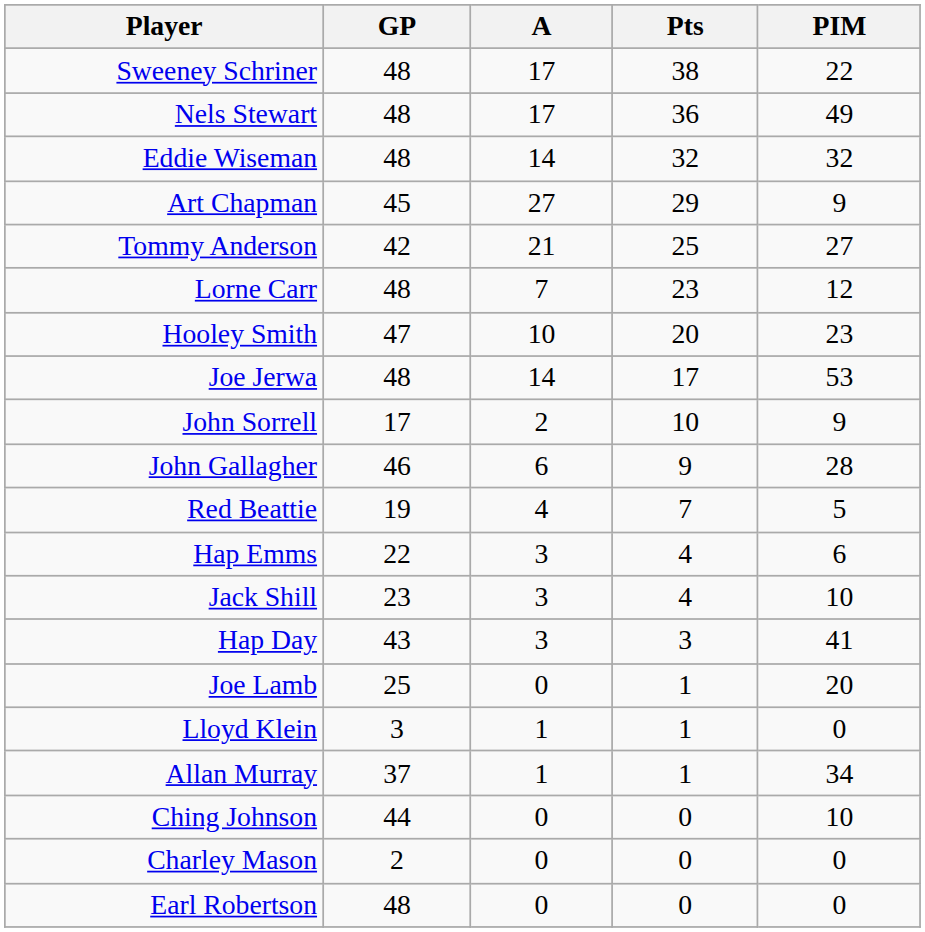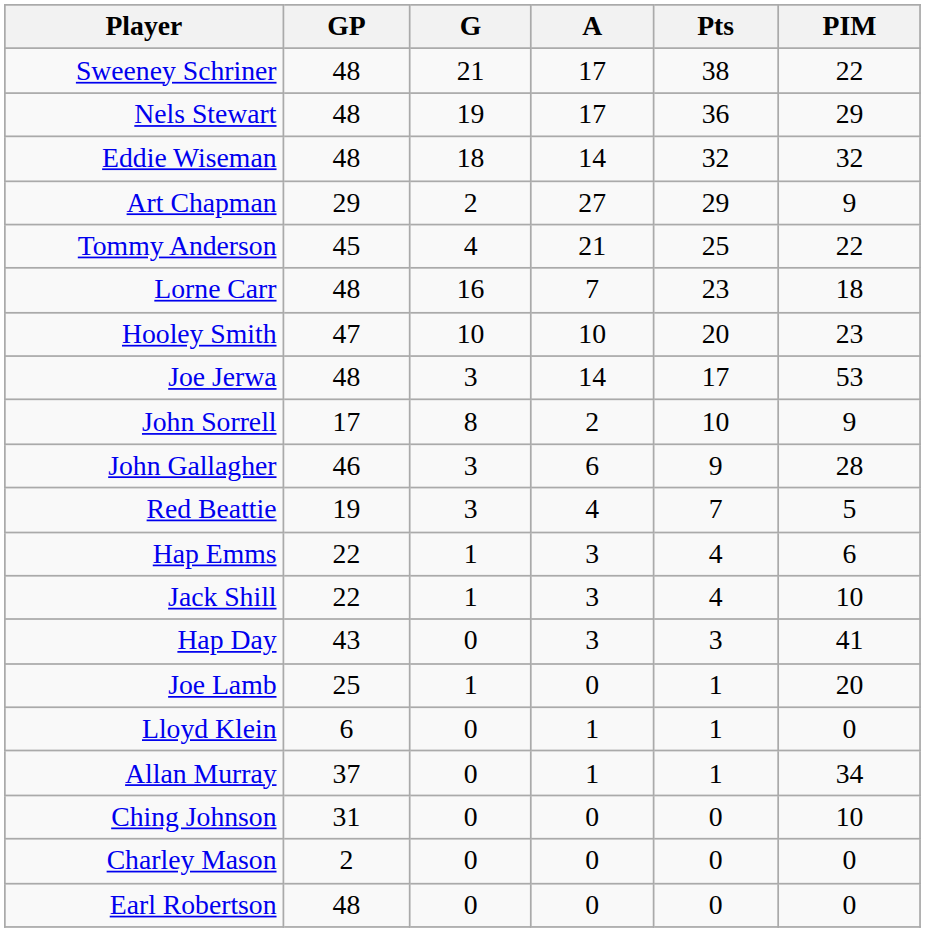+ column: (471, 26)
(839, 114) 49 -> (850, 114) 29
(397, 202) 45 -> (346, 202) 29
(397, 245) 42 -> (346, 245) 45
(839, 245) 27 -> (850, 245) 22
(839, 289) 12 -> (850, 289) 18
(397, 597) 23 -> (346, 597) 22
(397, 728) 3 -> (346, 728) 6
(397, 816) 44 -> (346, 816) 31
